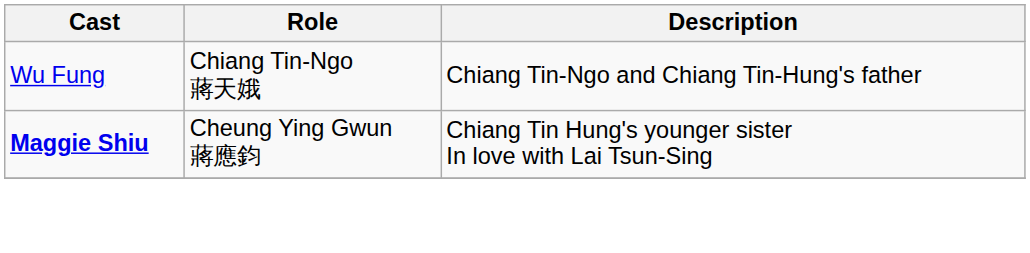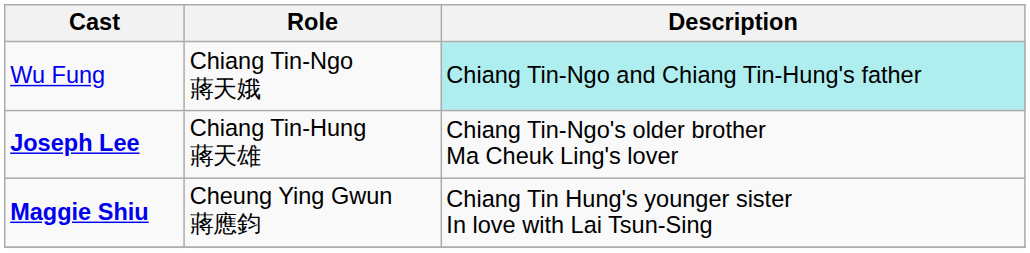(684, 75) no background -> (684, 75) paleturquoise background
+ row: (75, 144)
